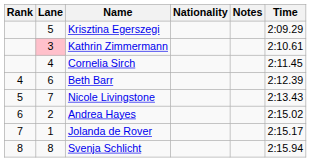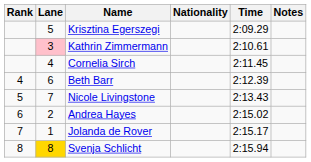columns swapped: (285, 13) <-> (248, 13)
(50, 149) no background -> (50, 149) gold background
